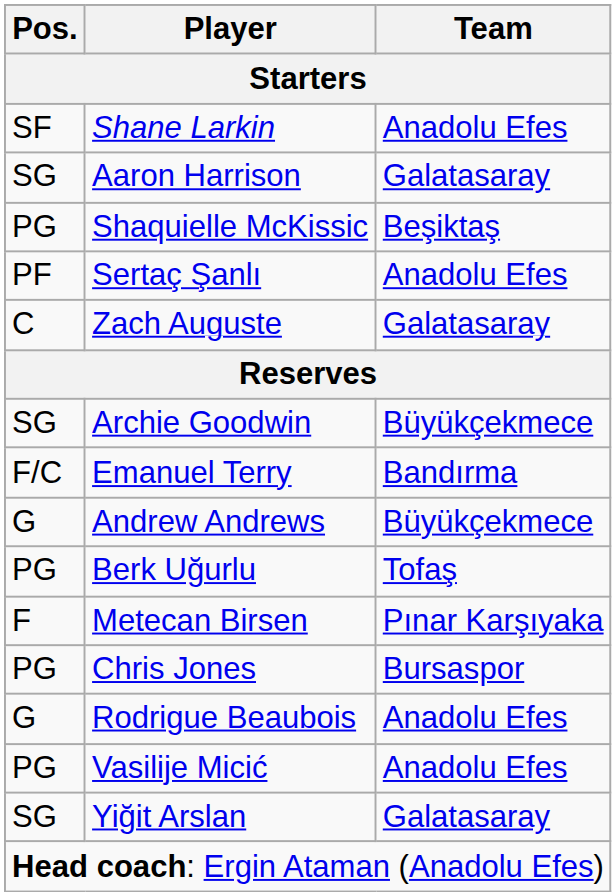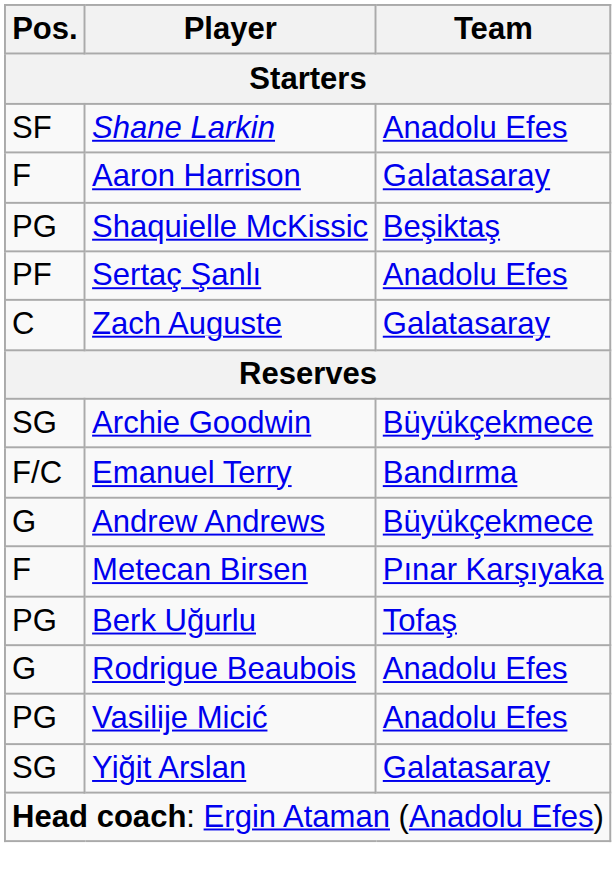(35, 176) SG -> (22, 176) F
rows swapped: (200, 619) <-> (174, 570)
- row: (174, 669)
